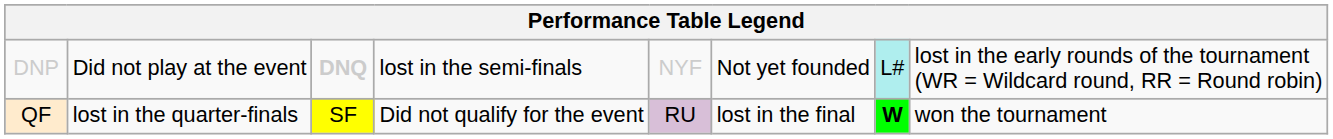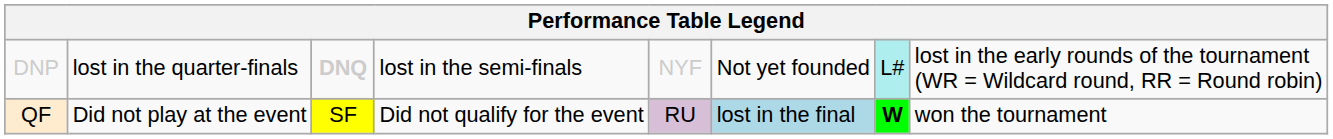(190, 70) Did not play at the event -> (185, 70) lost in the quarter-finals
(185, 117) lost in the quarter-finals -> (190, 117) Did not play at the event
(786, 117) no background -> (786, 117) lightblue background
